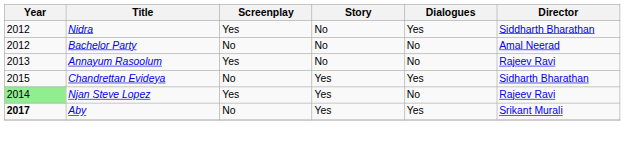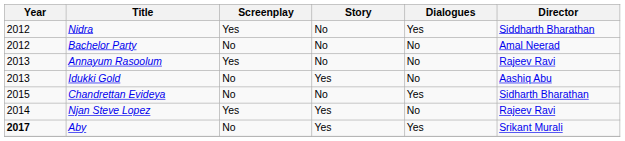+ row: (94, 78)
(323, 78) Yes -> (321, 95) No
(18, 95) lightgreen background -> (18, 111) no background
